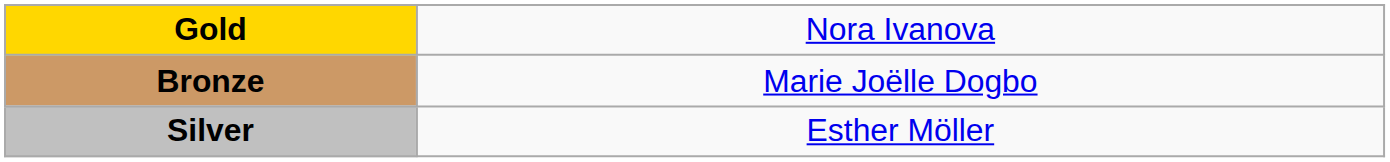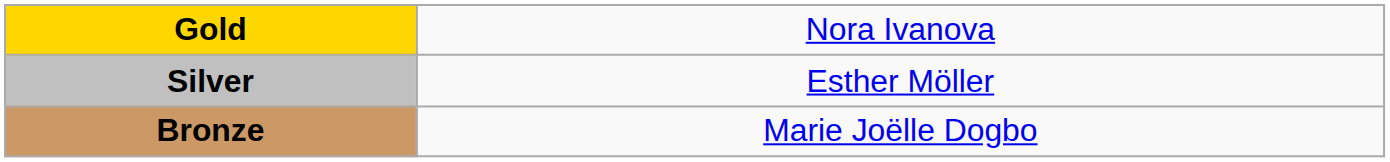rows swapped: (210, 130) <-> (210, 80)
